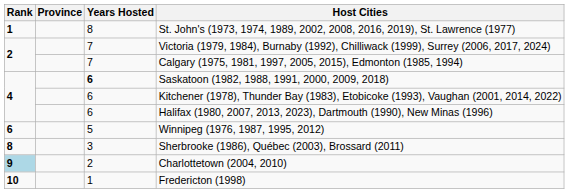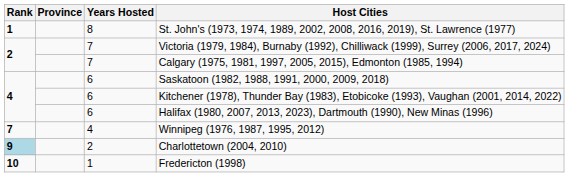(90, 79) bold -> (90, 79) normal
(10, 130) 6 -> (10, 130) 7
(90, 130) 5 -> (90, 130) 4
- row: (281, 146)
